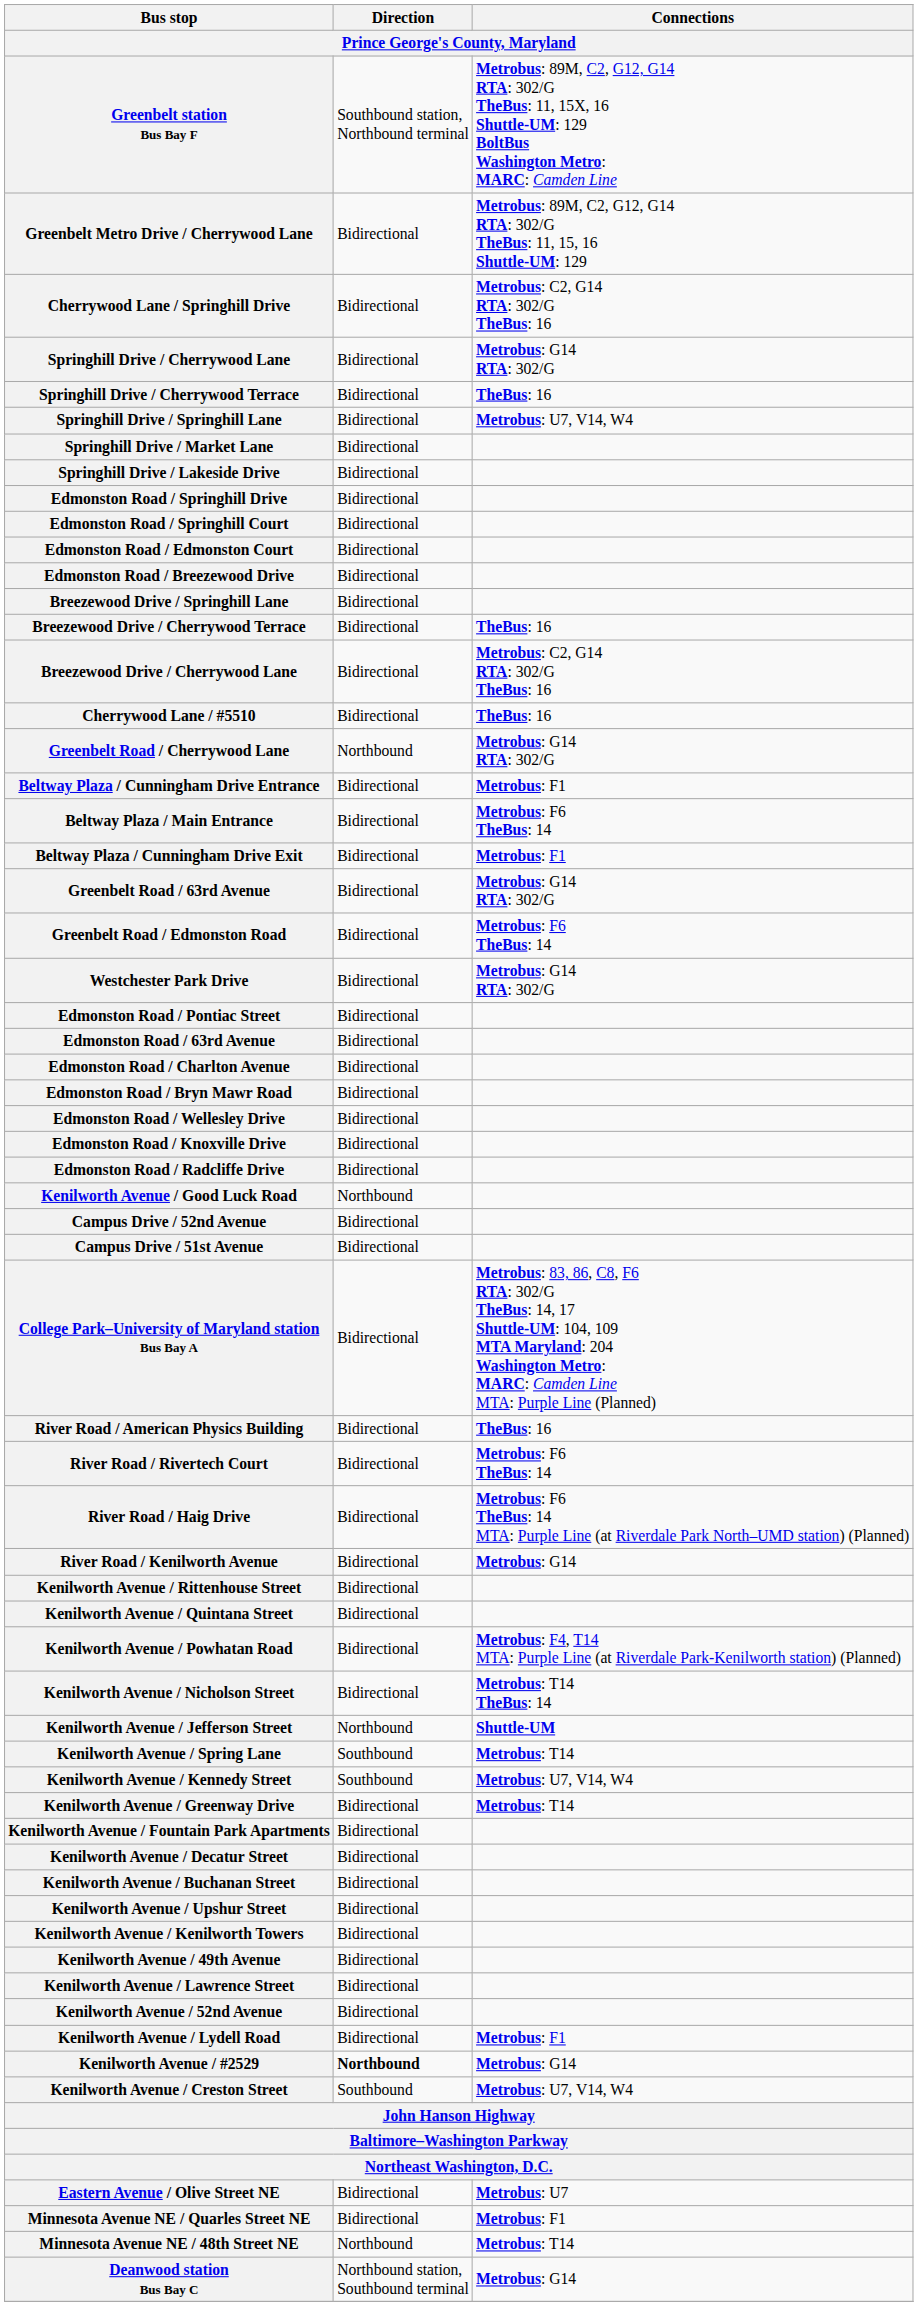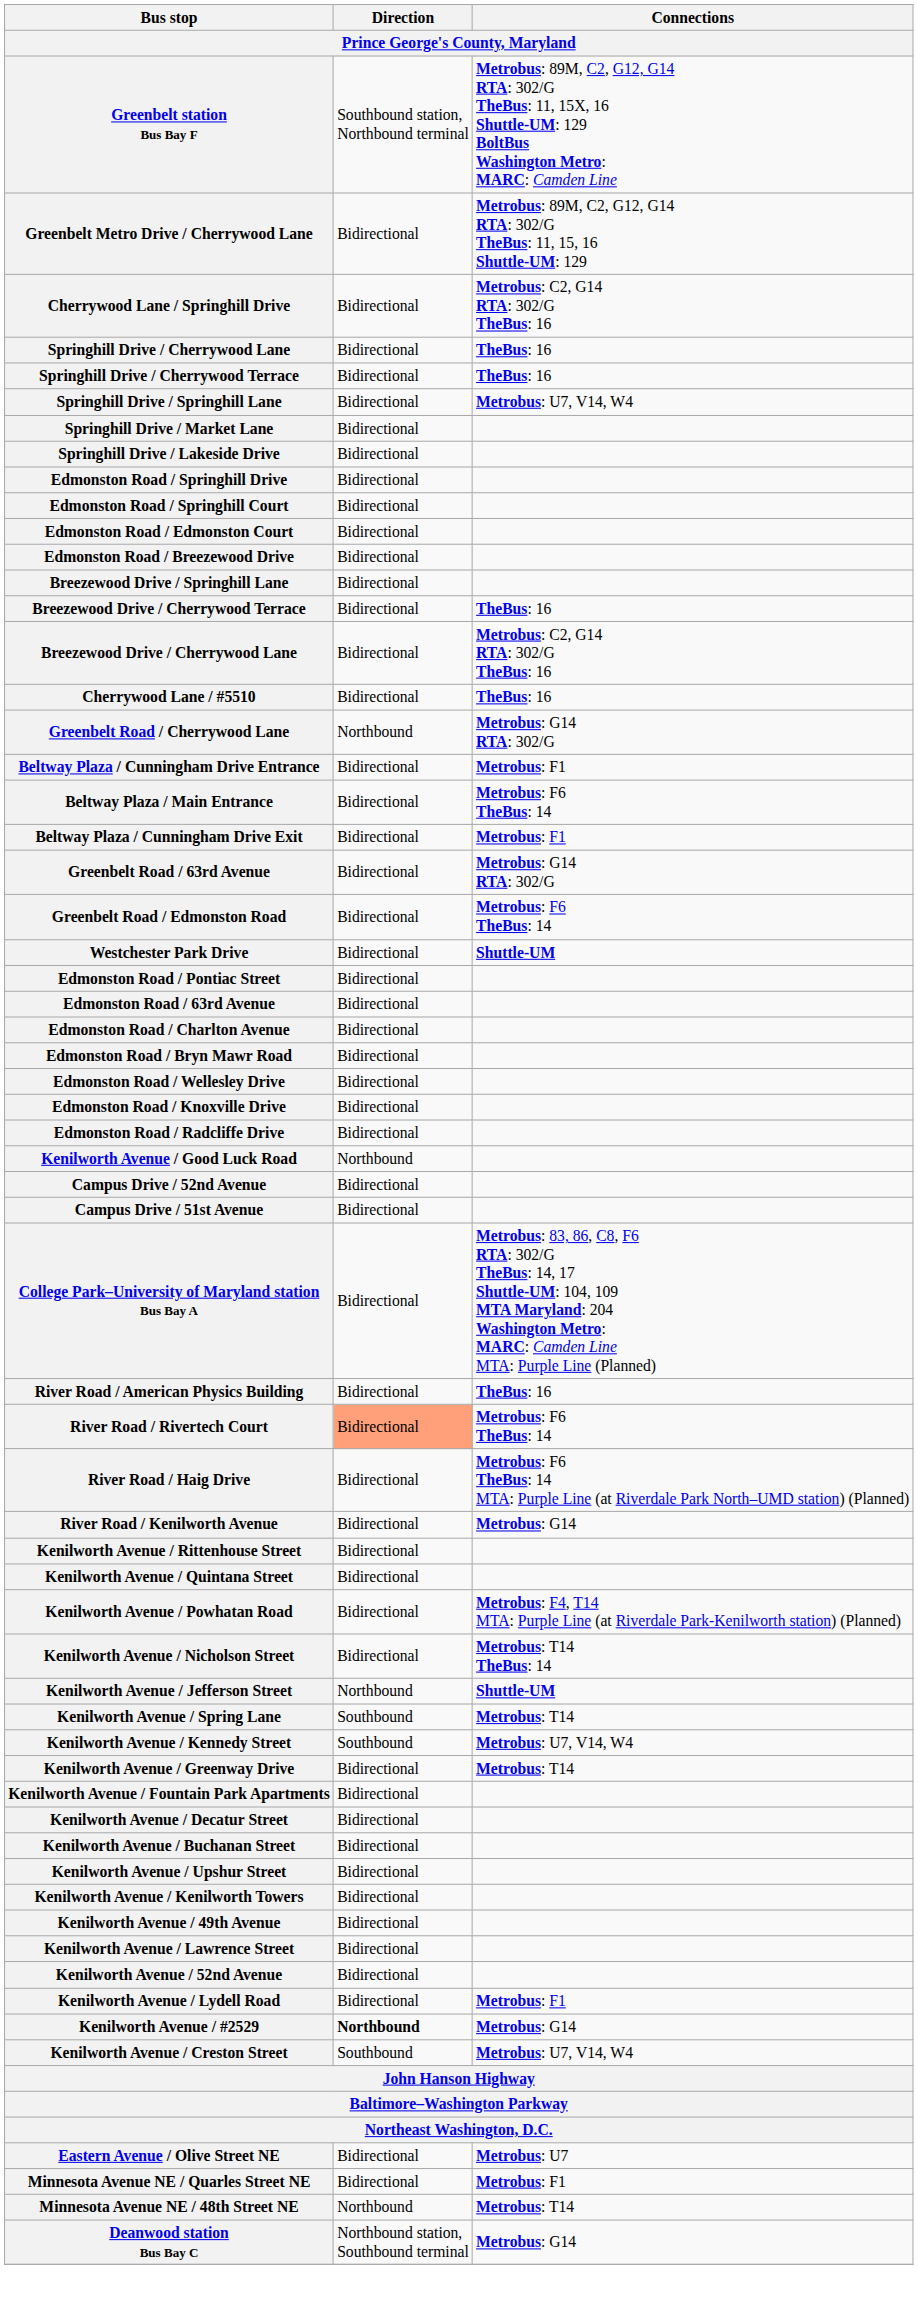(526, 359) Metrobus: G14 RTA: 302/G -> (514, 350) TheBus: 16
(526, 980) Metrobus: G14 RTA: 302/G -> (516, 952) Shuttle-UM
(378, 1464) no background -> (378, 1426) lightsalmon background
